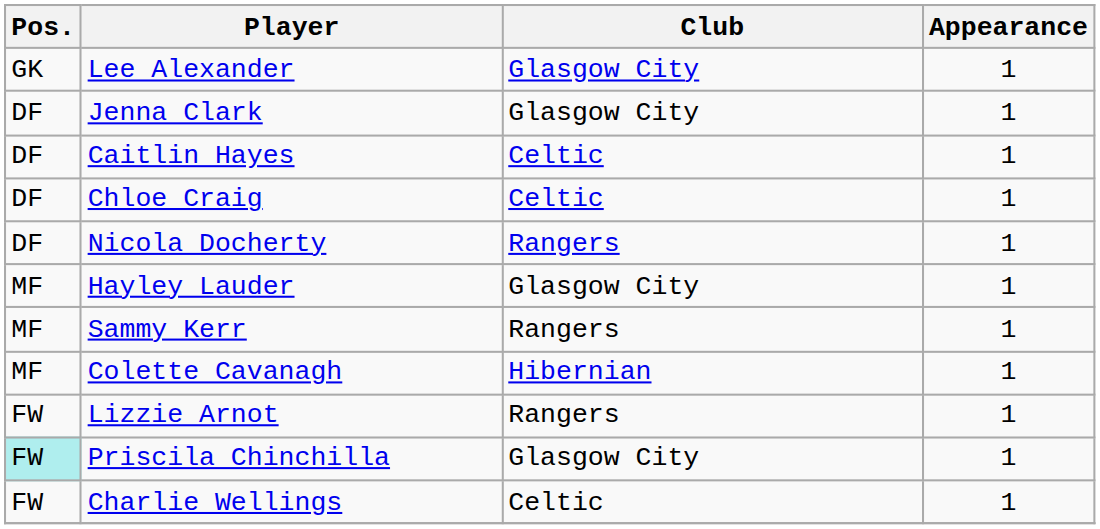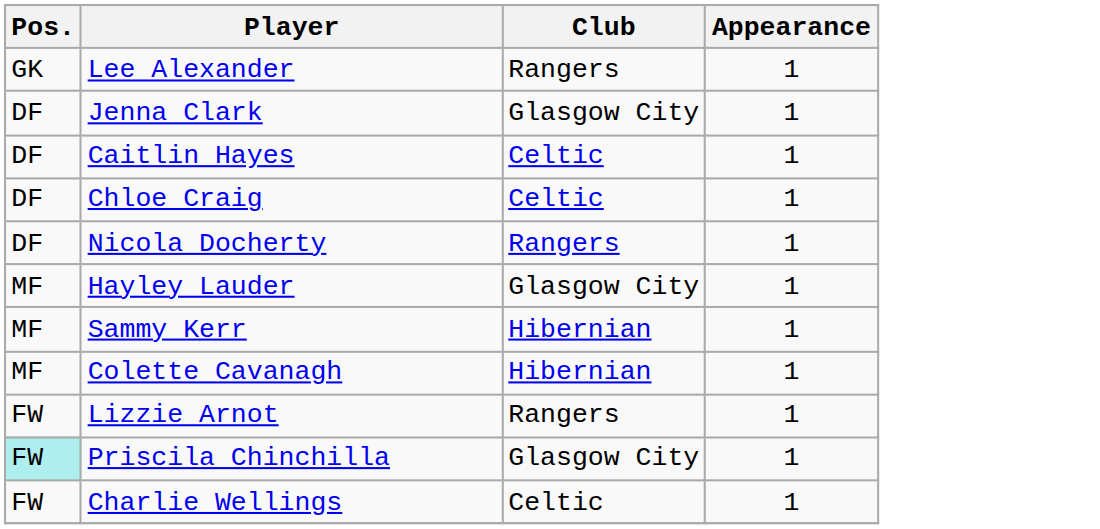(604, 70) Glasgow City -> (564, 70) Rangers
(564, 329) Rangers -> (580, 329) Hibernian
